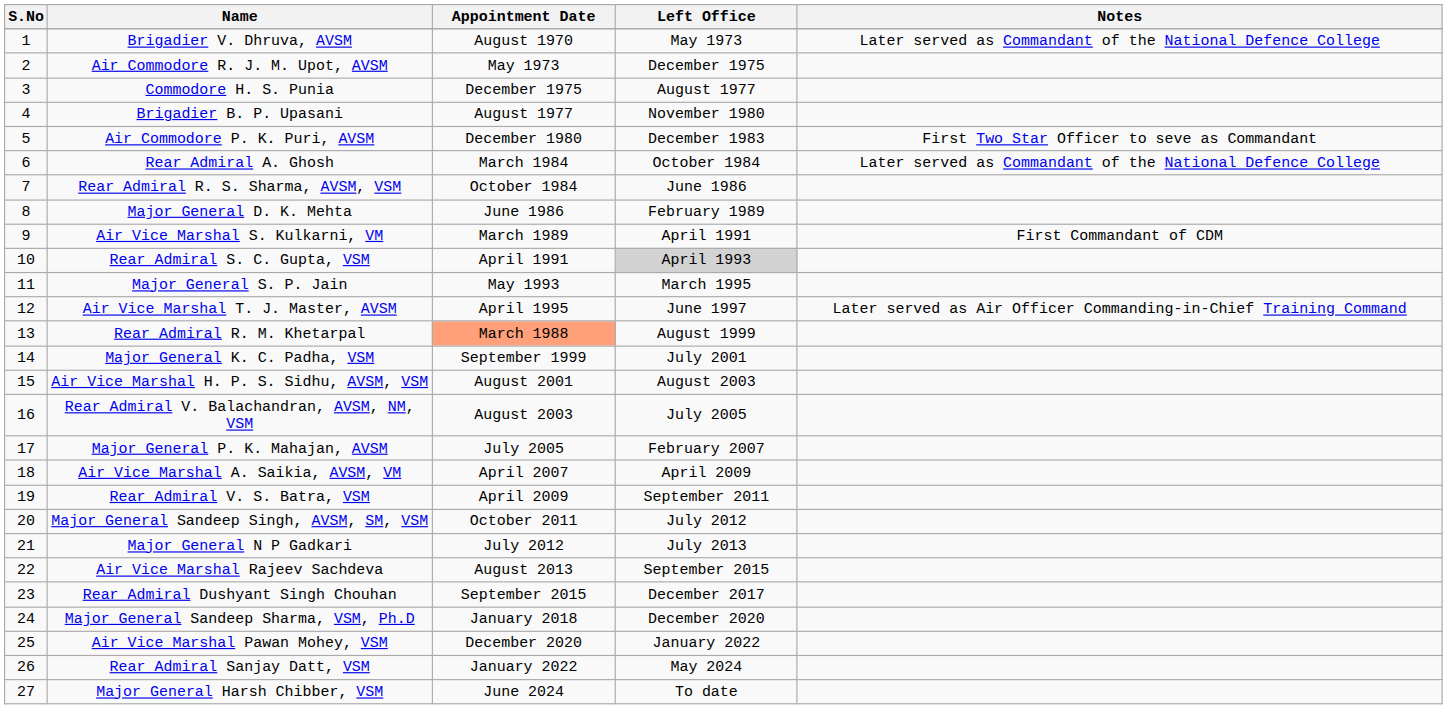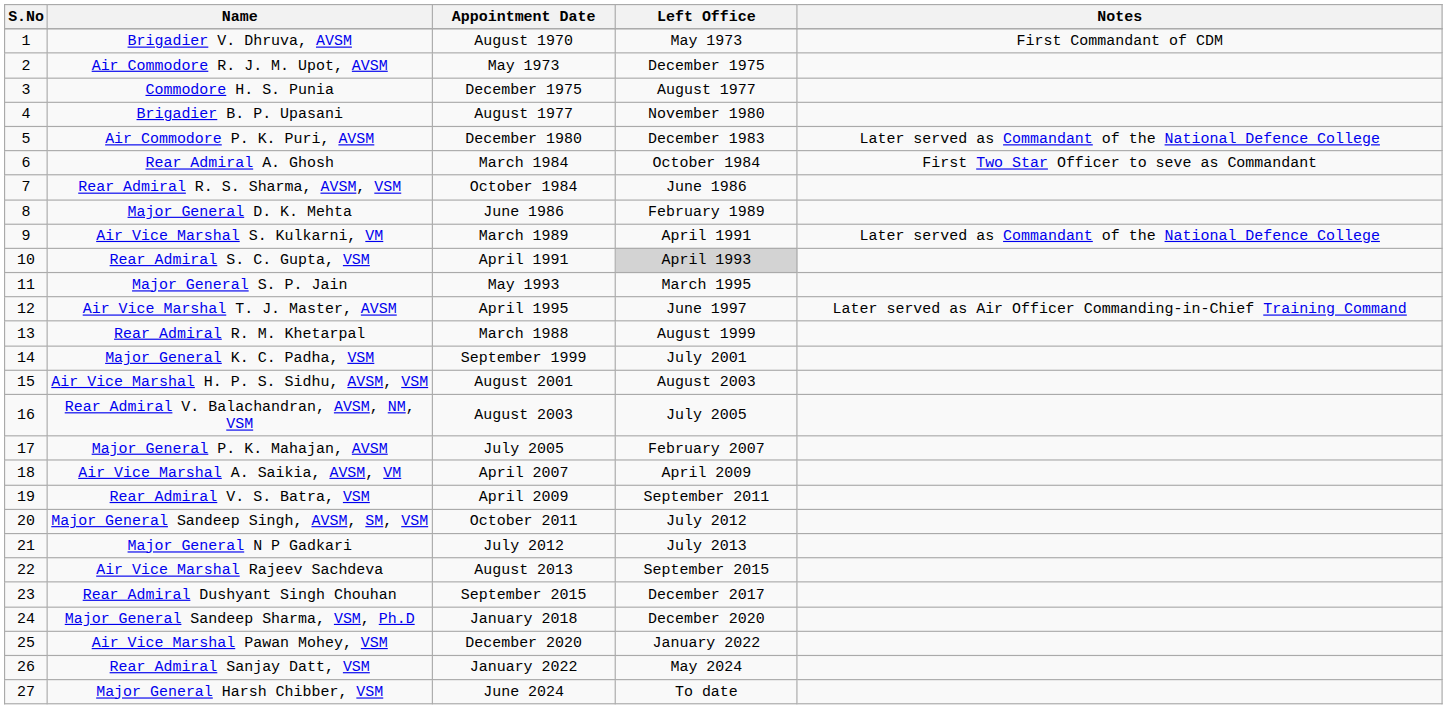(1120, 41) Later served as Commandant of the National Defence College -> (1120, 41) First Commandant of CDM
(1120, 139) First Two Star Officer to seve as Commandant -> (1120, 139) Later served as Commandant of the National Defence College
(1120, 163) Later served as Commandant of the National Defence College -> (1120, 163) First Two Star Officer to seve as Commandant
(1120, 236) First Commandant of CDM -> (1120, 236) Later served as Commandant of the National Defence College
(524, 334) lightsalmon background -> (524, 334) no background
